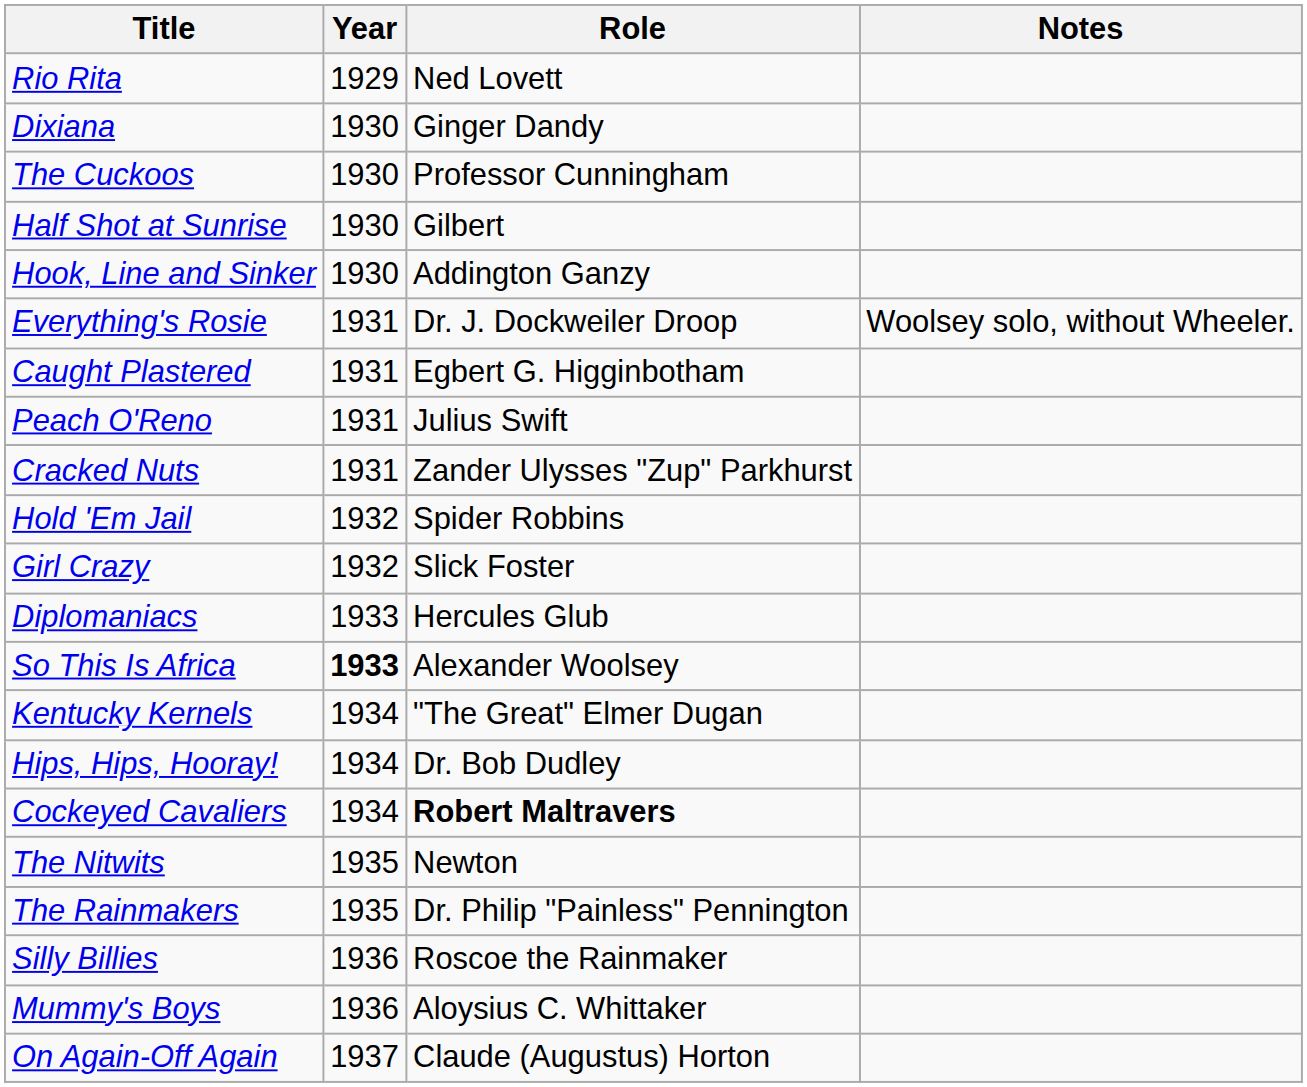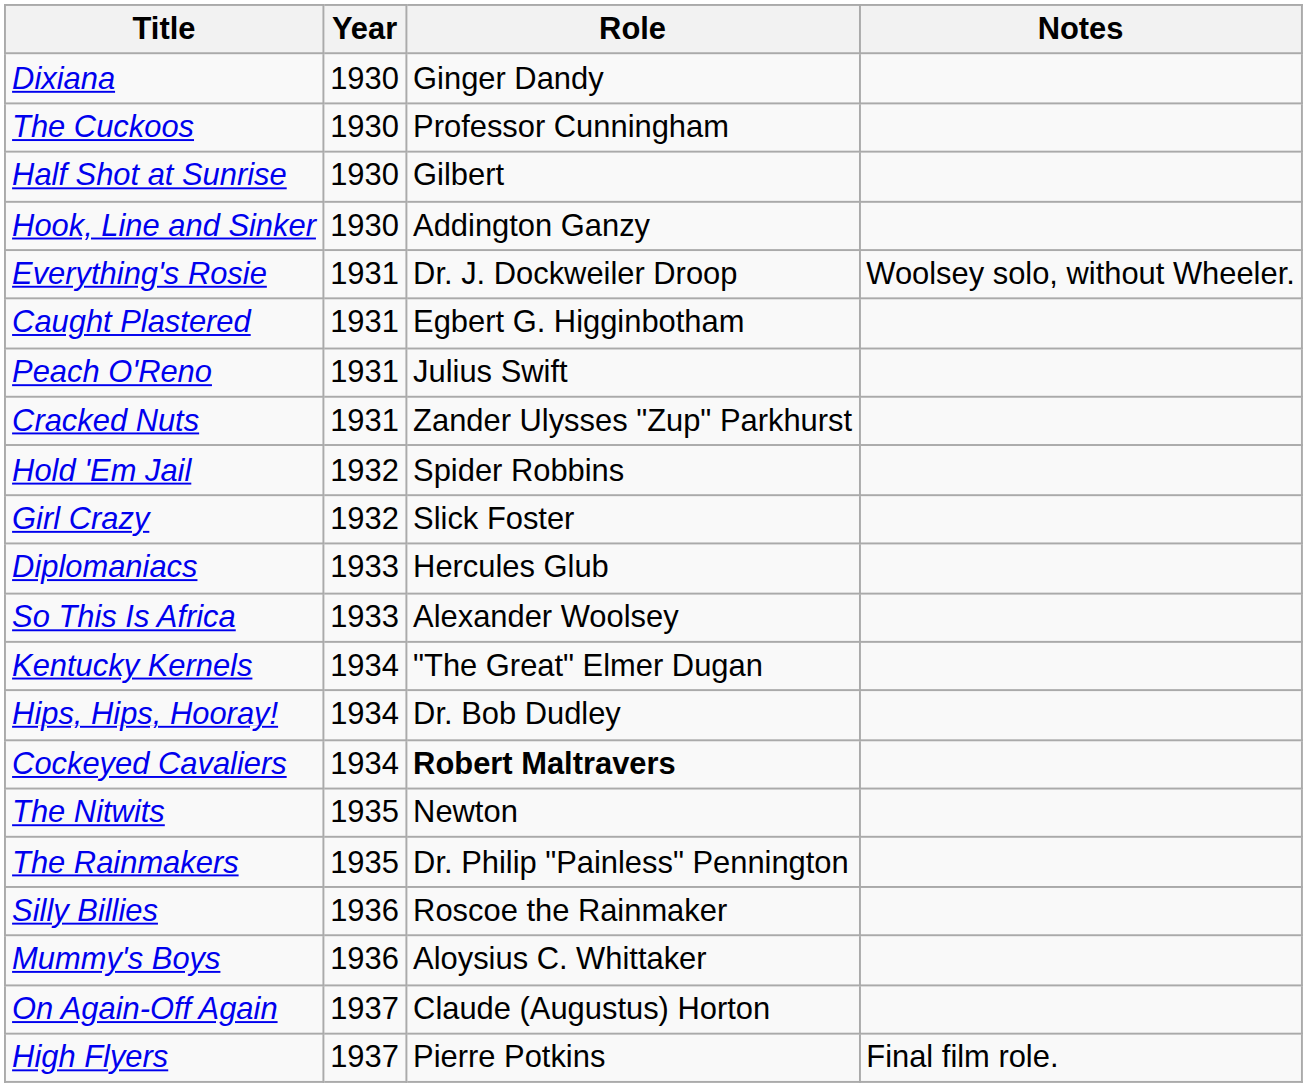- row: (67, 77)
(365, 665) bold -> (365, 616) normal
+ row: (90, 1057)
